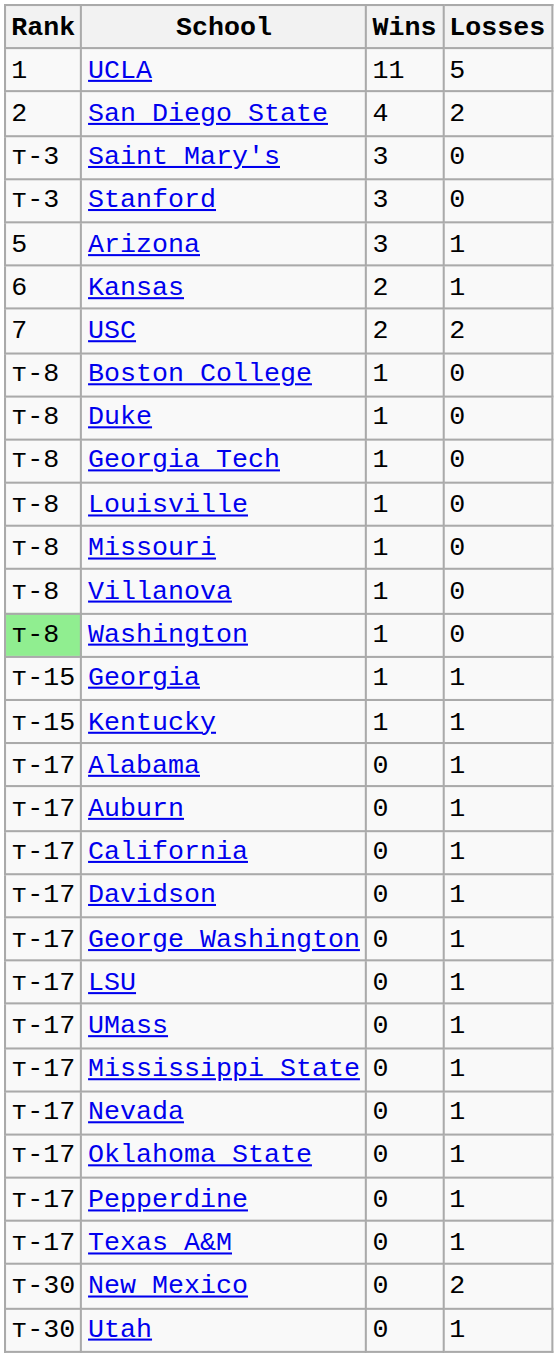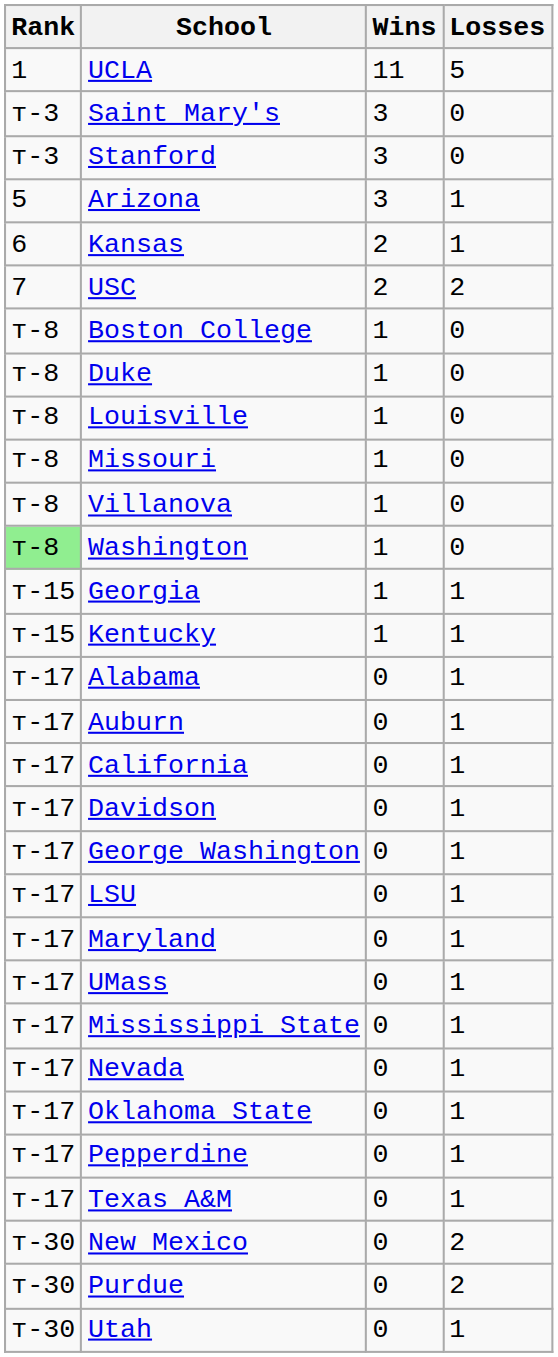- row: (208, 114)
- row: (184, 461)
+ row: (152, 939)
+ row: (136, 1286)
